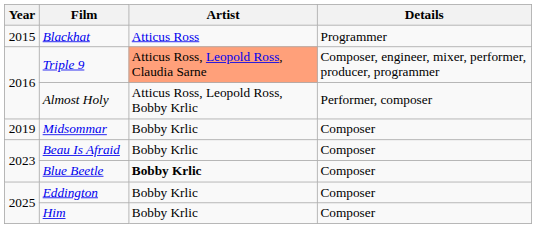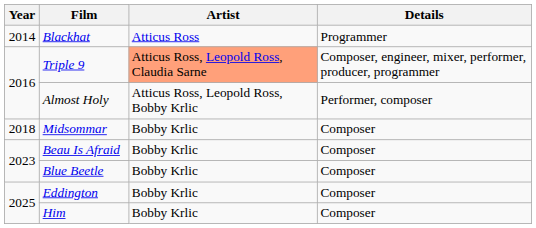(22, 36) 2015 -> (22, 36) 2014
(22, 129) 2019 -> (22, 129) 2018
(167, 171) bold -> (165, 171) normal
